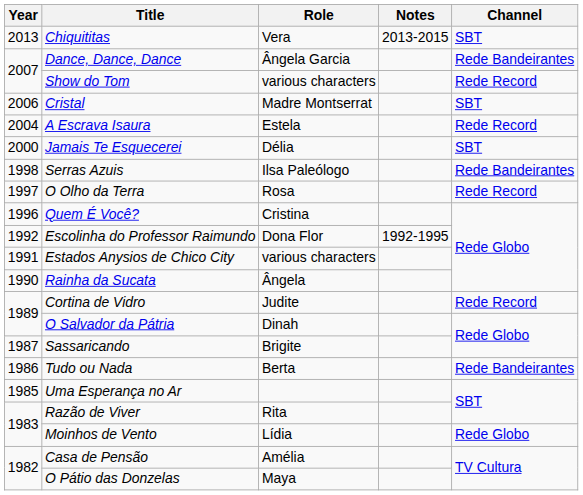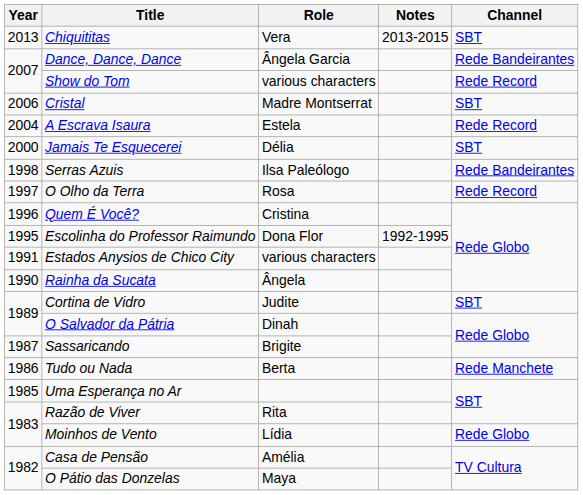(23, 236) 1992 -> (23, 236) 1995
(496, 302) Rede Record -> (469, 302) SBT
(515, 368) Rede Bandeirantes -> (504, 368) Rede Manchete
